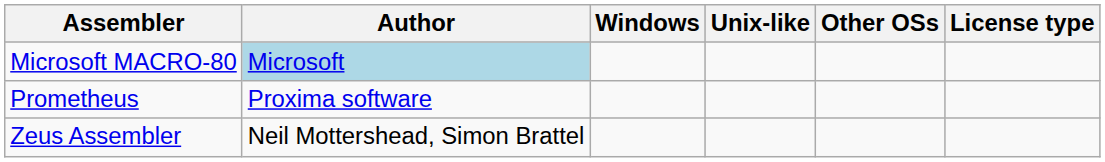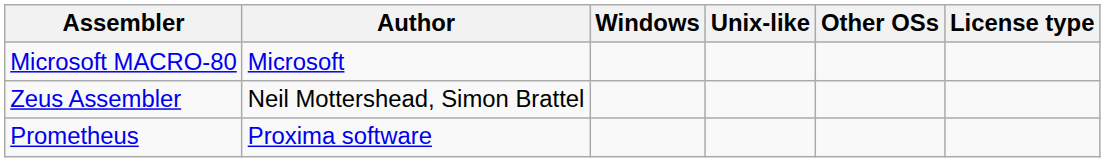(296, 61) lightblue background -> (296, 61) no background
rows swapped: (96, 136) <-> (75, 99)
